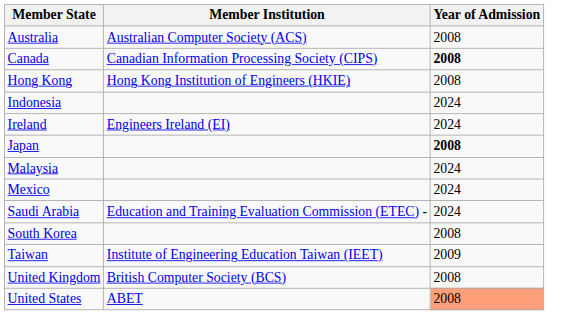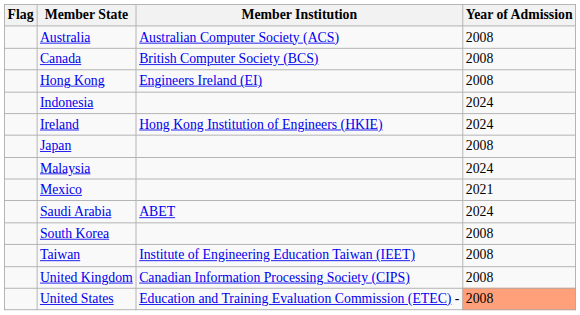+ column: (21, 15)
(242, 59) Canadian Information Processing Society (CIPS) -> (229, 59) British Computer Society (BCS)
(447, 59) bold -> (480, 59) normal
(229, 80) Hong Kong Institution of Engineers (HKIE) -> (201, 80) Engineers Ireland (EI)
(168, 124) Engineers Ireland (EI) -> (261, 124) Hong Kong Institution of Engineers (HKIE)
(447, 146) bold -> (480, 146) normal
(447, 189) 2024 -> (480, 189) 2021
(267, 211) Education and Training Evaluation Commission (ETEC) - -> (157, 211) ABET
(447, 255) 2009 -> (480, 255) 2008
(196, 277) British Computer Society (BCS) -> (274, 277) Canadian Information Processing Society (CIPS)
(125, 299) ABET -> (299, 299) Education and Training Evaluation Commission (ETEC) -
